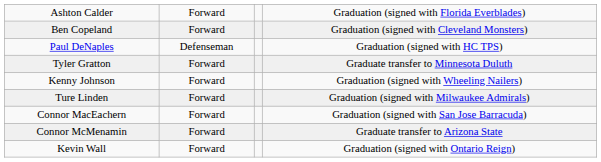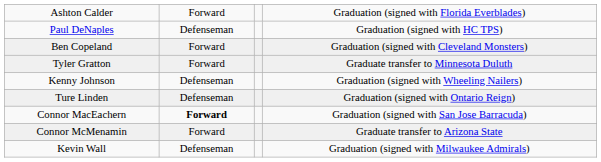rows swapped: (82, 30) <-> (82, 47)
(207, 81) Forward -> (207, 81) Defenseman
(207, 98) Forward -> (207, 98) Defenseman
(429, 98) Graduation (signed with Milwaukee Admirals) -> (429, 98) Graduation (signed with Ontario Reign)
(207, 115) normal -> (207, 115) bold
(207, 149) Forward -> (207, 149) Defenseman
(429, 149) Graduation (signed with Ontario Reign) -> (429, 149) Graduation (signed with Milwaukee Admirals)
